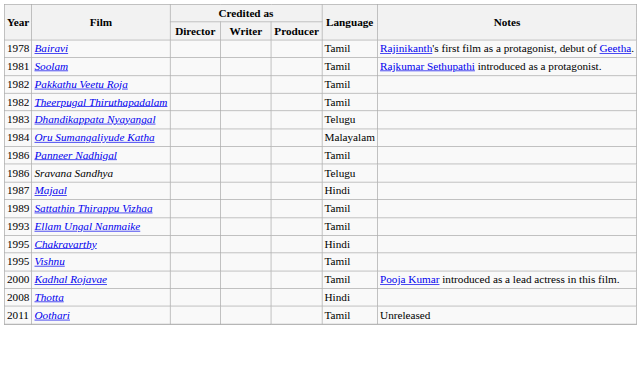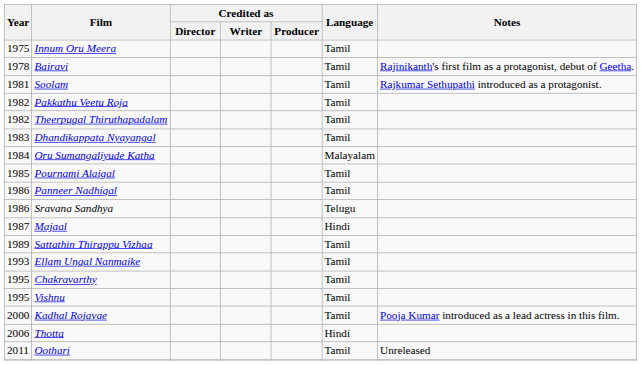+ row: (75, 48)
(340, 119) Telugu -> (337, 137) Tamil
+ row: (75, 173)
(337, 244) Hindi -> (337, 279) Tamil
(18, 297) 2008 -> (18, 333) 2006
